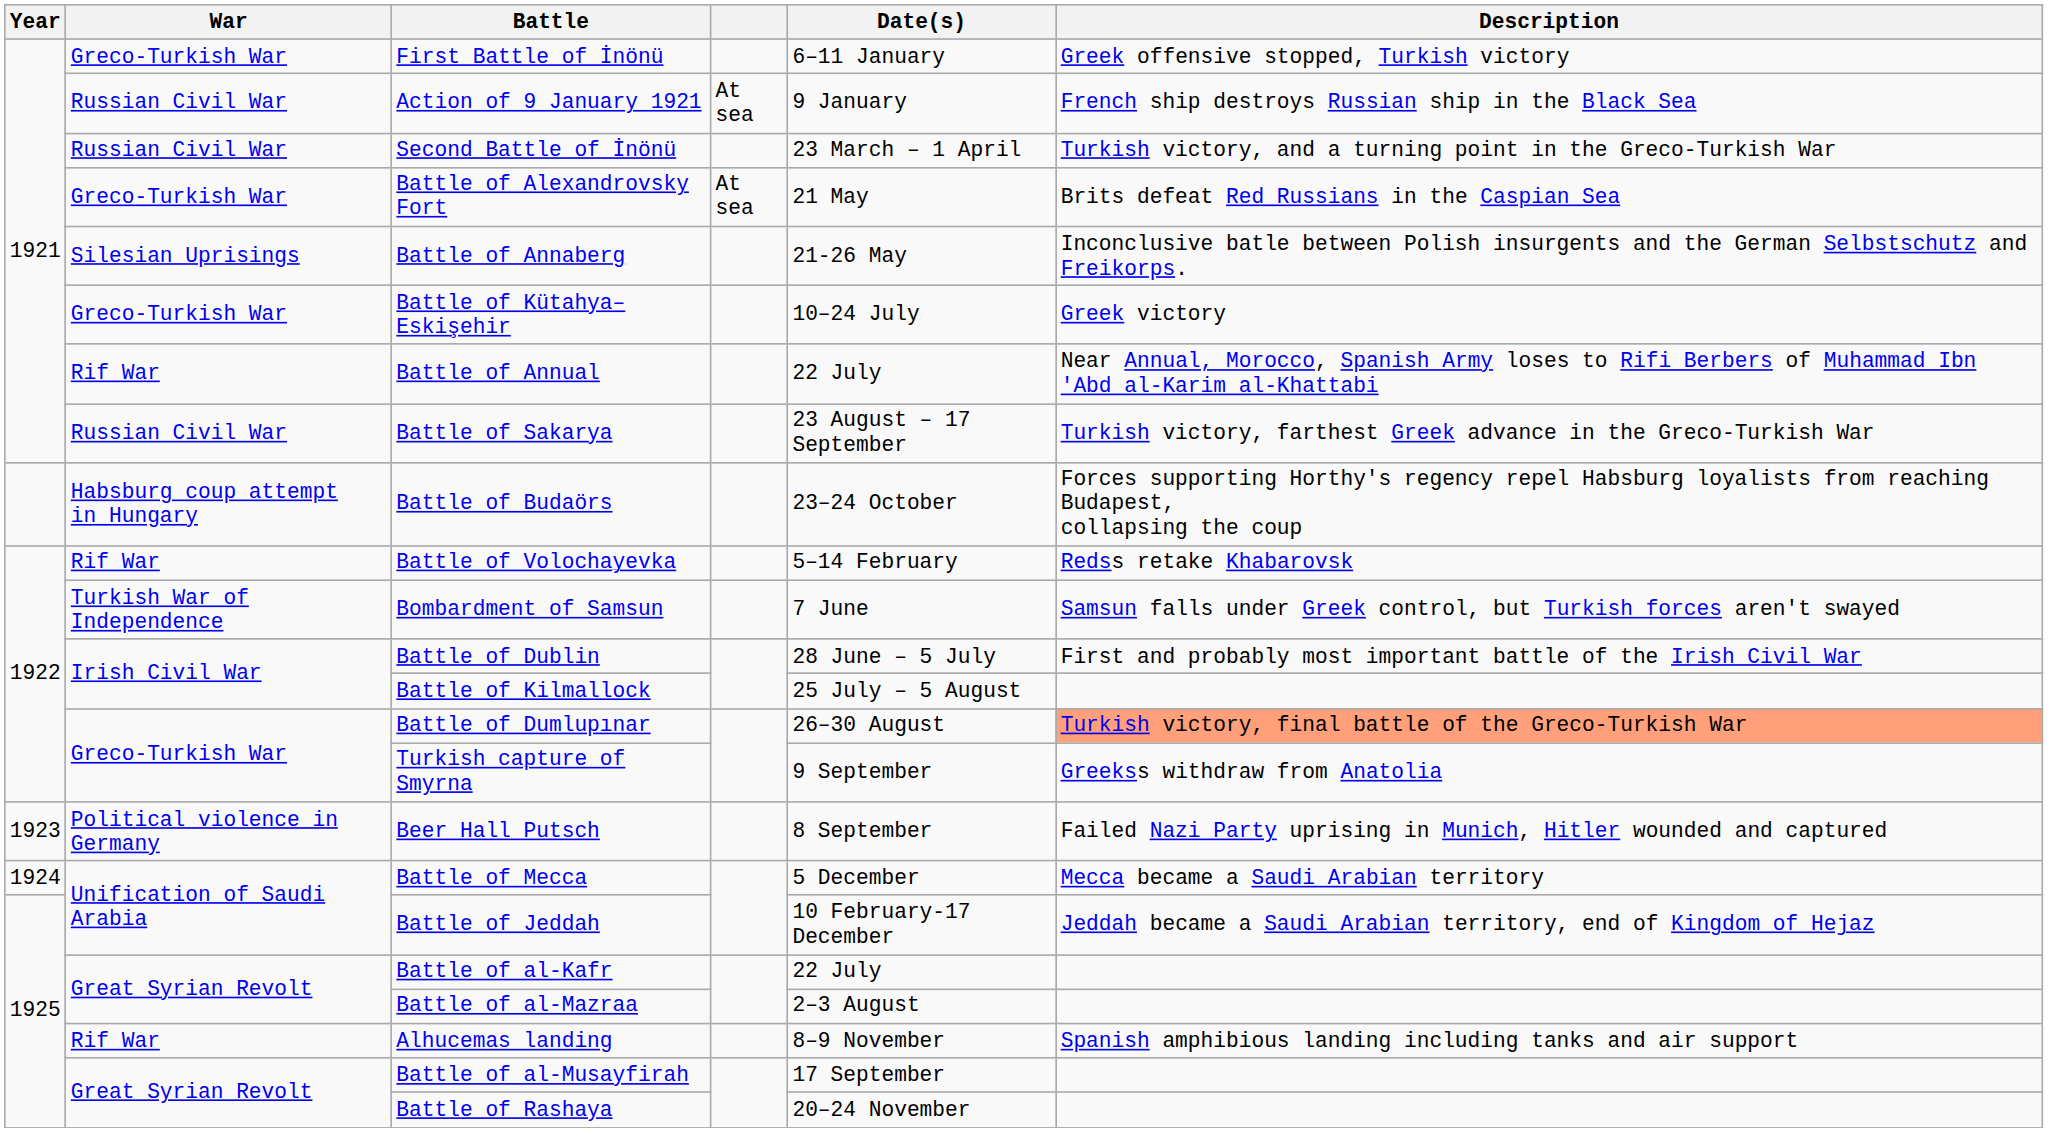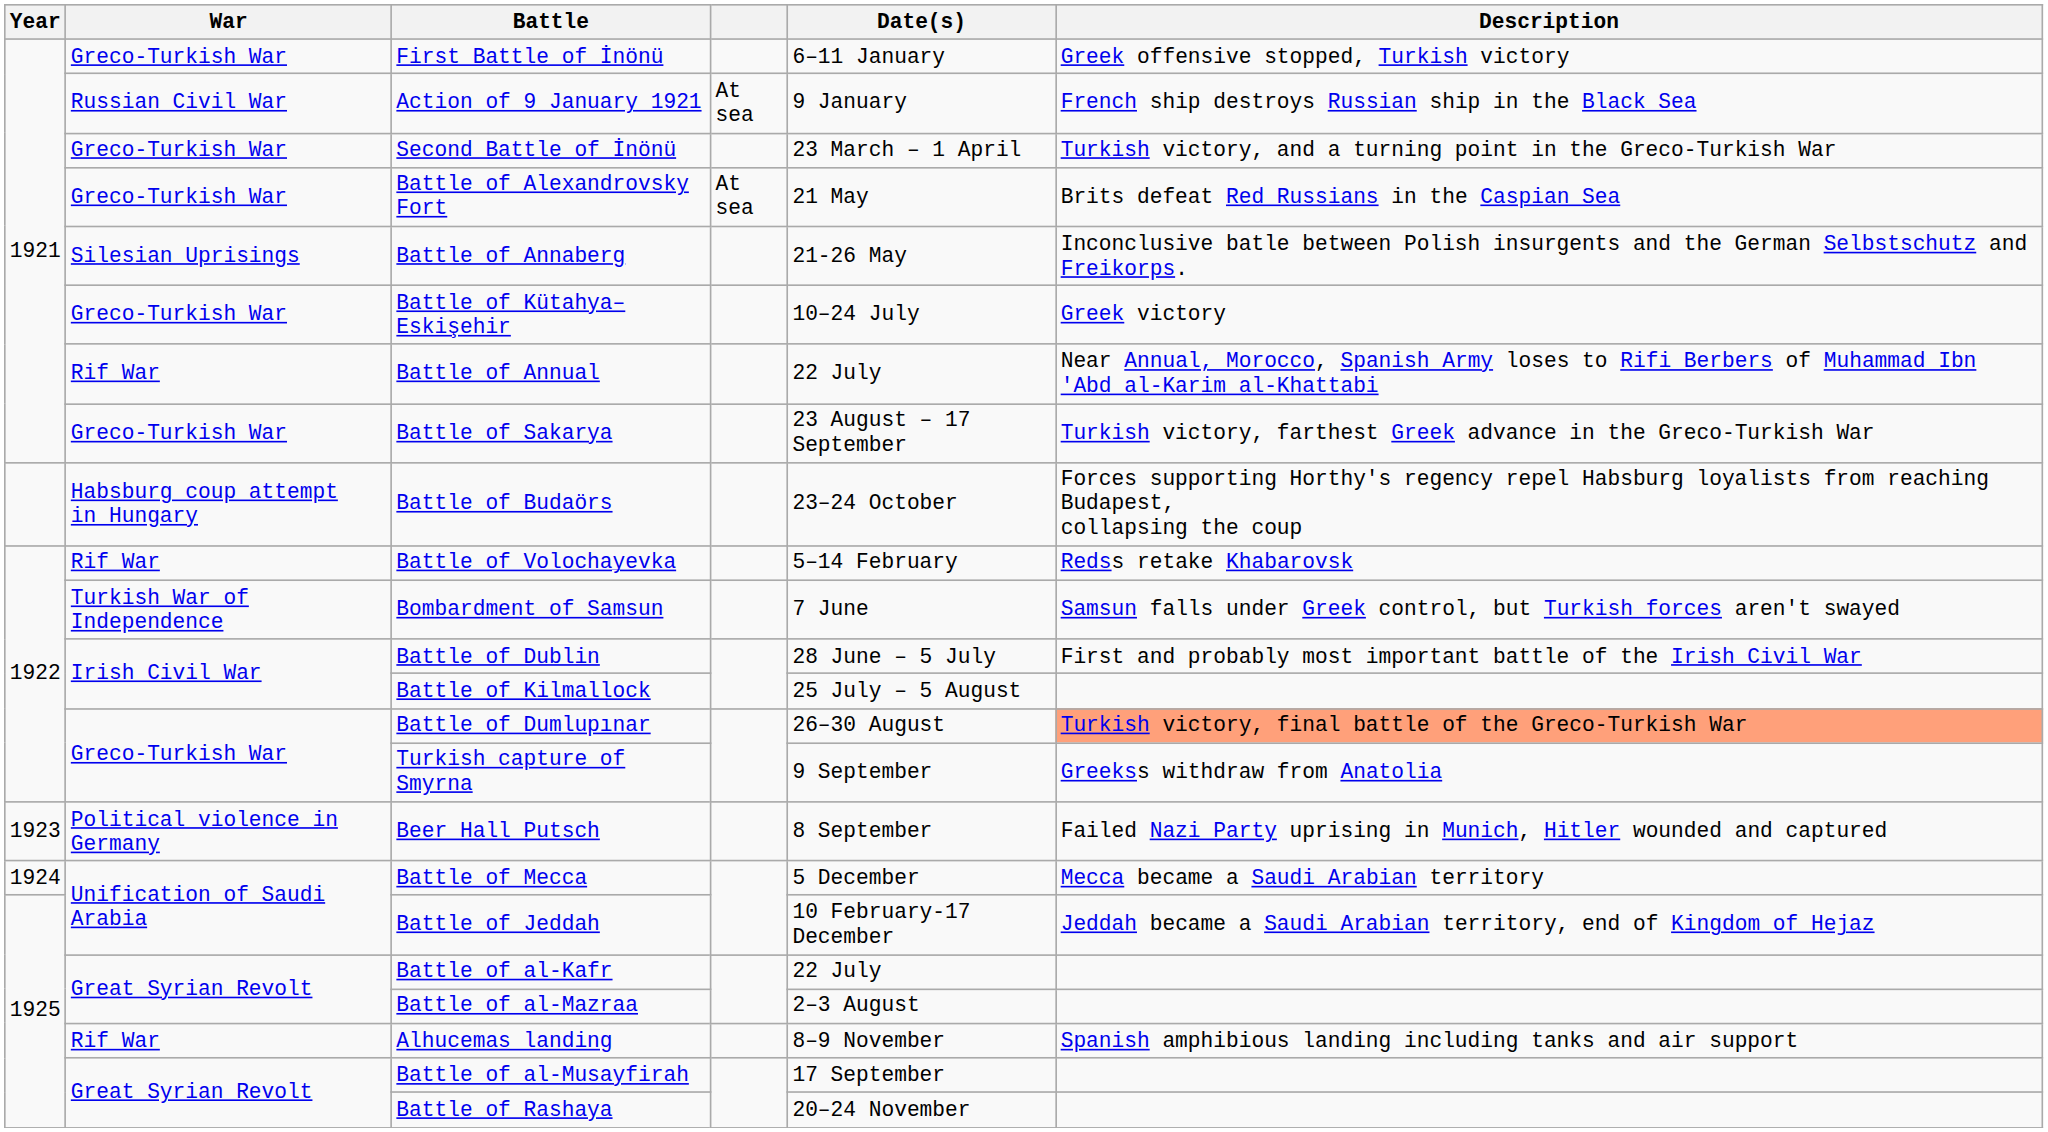(179, 150) Russian Civil War -> (179, 150) Greco-Turkish War
(179, 433) Russian Civil War -> (179, 433) Greco-Turkish War
